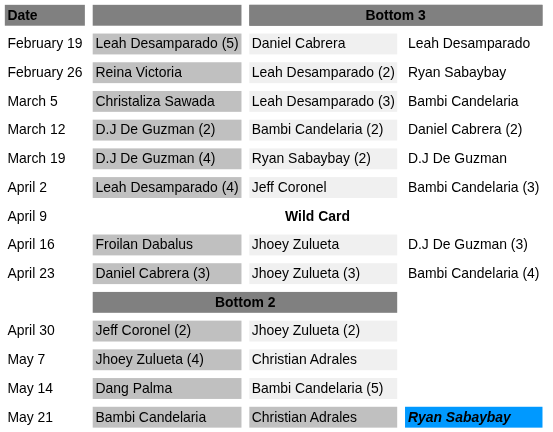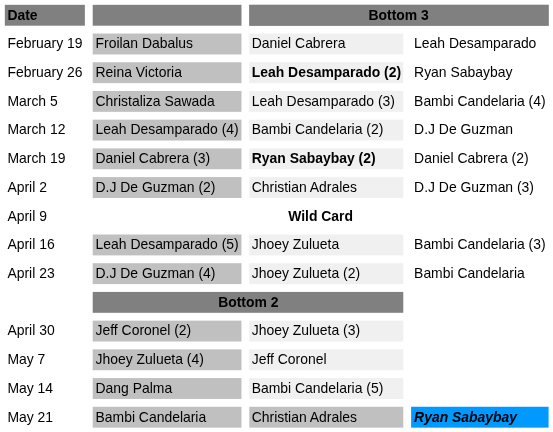(167, 44) Leah Desamparado (5) -> (144, 44) Froilan Dabalus
(323, 72) normal -> (326, 72) bold
(463, 101) Bambi Candelaria -> (480, 101) Bambi Candelaria (4)
(155, 130) D.J De Guzman (2) -> (167, 130) Leah Desamparado (4)
(465, 130) Daniel Cabrera (2) -> (464, 130) D.J De Guzman
(155, 158) D.J De Guzman (4) -> (153, 158) Daniel Cabrera (3)
(311, 158) normal -> (314, 158) bold
(457, 158) D.J De Guzman -> (471, 158) Daniel Cabrera (2)
(167, 187) Leah Desamparado (4) -> (155, 187) D.J De Guzman (2)
(289, 187) Jeff Coronel -> (304, 187) Christian Adrales
(474, 187) Bambi Candelaria (3) -> (474, 187) D.J De Guzman (3)
(144, 245) Froilan Dabalus -> (167, 245) Leah Desamparado (5)
(468, 245) D.J De Guzman (3) -> (480, 245) Bambi Candelaria (3)
(153, 273) Daniel Cabrera (3) -> (155, 273) D.J De Guzman (4)
(306, 273) Jhoey Zulueta (3) -> (306, 273) Jhoey Zulueta (2)
(474, 273) Bambi Candelaria (4) -> (469, 273) Bambi Candelaria
(306, 331) Jhoey Zulueta (2) -> (306, 331) Jhoey Zulueta (3)
(304, 359) Christian Adrales -> (289, 359) Jeff Coronel
